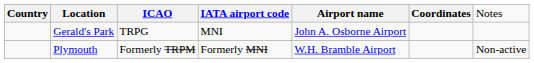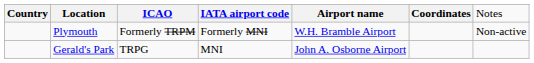rows swapped: (84, 31) <-> (75, 49)
